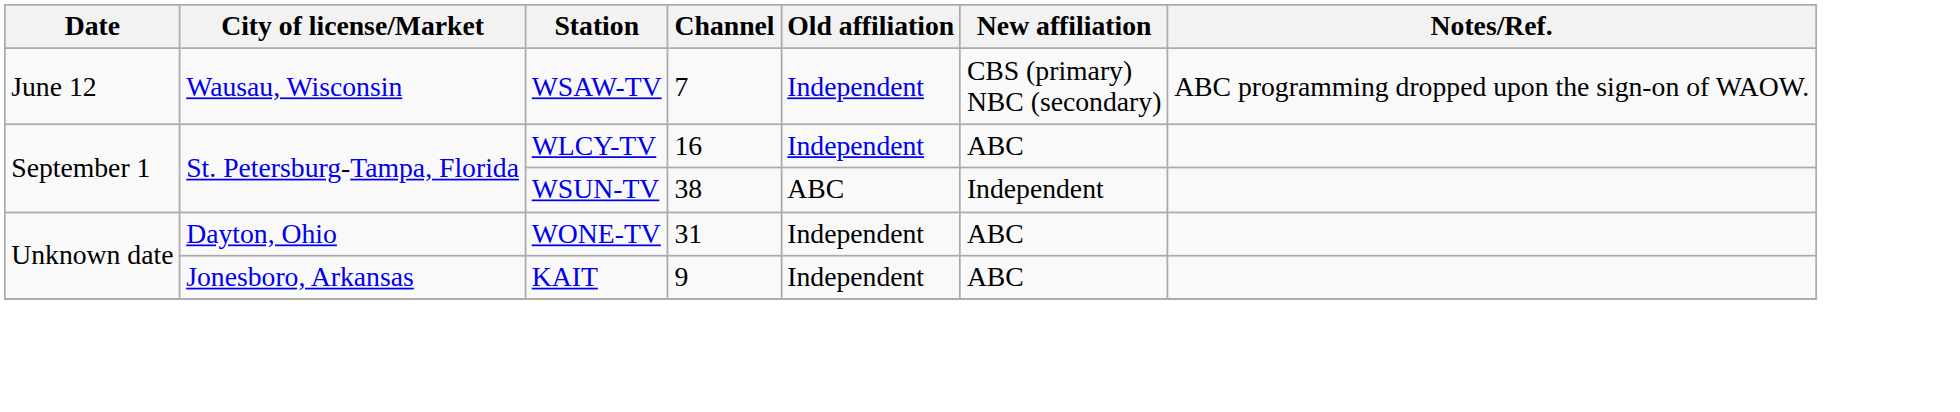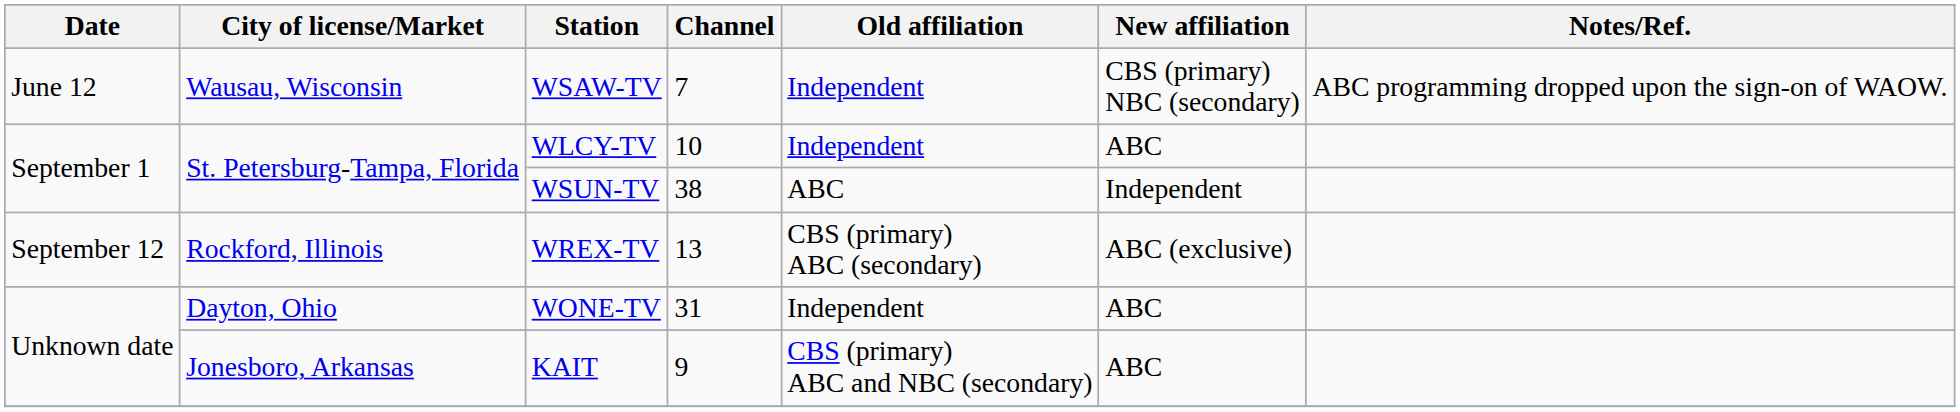(688, 145) 16 -> (688, 145) 10
+ row: (596, 248)
(856, 277) Independent -> (940, 367) CBS (primary) ABC and NBC (secondary)
